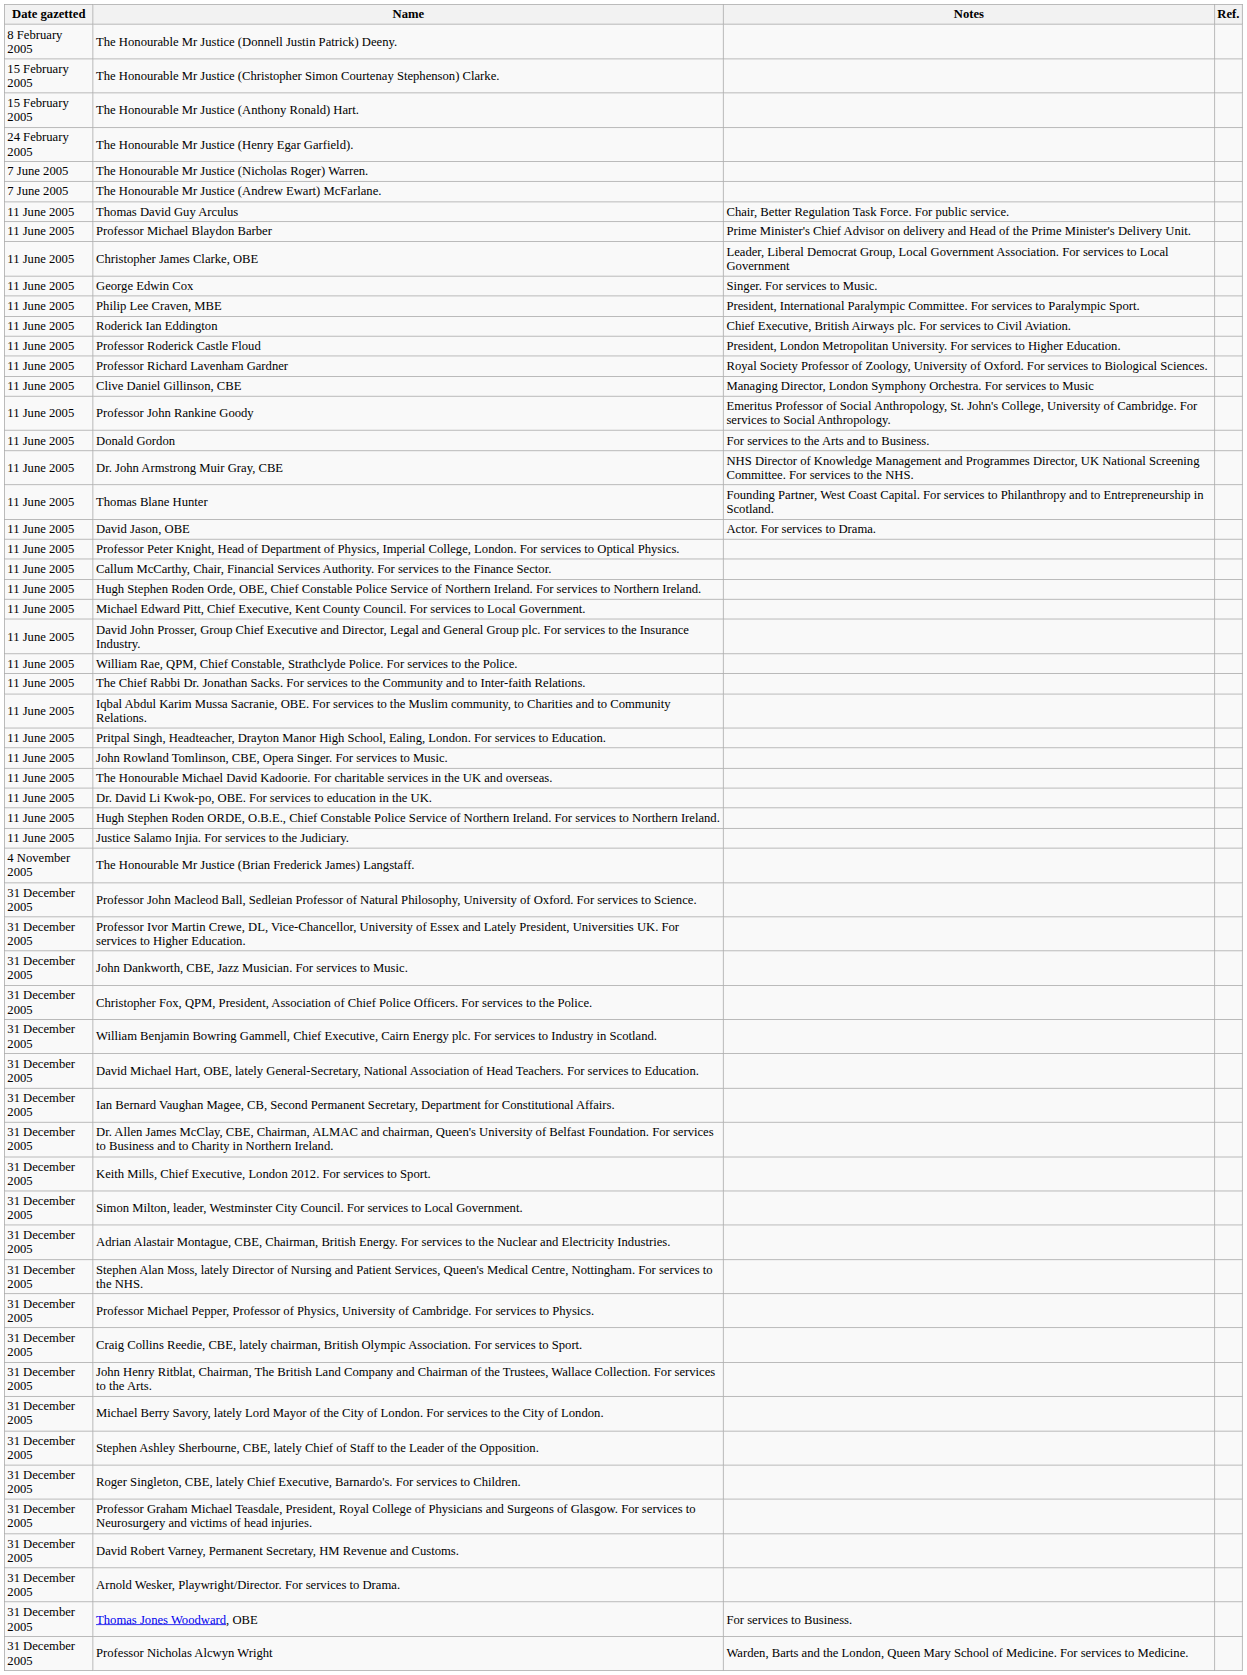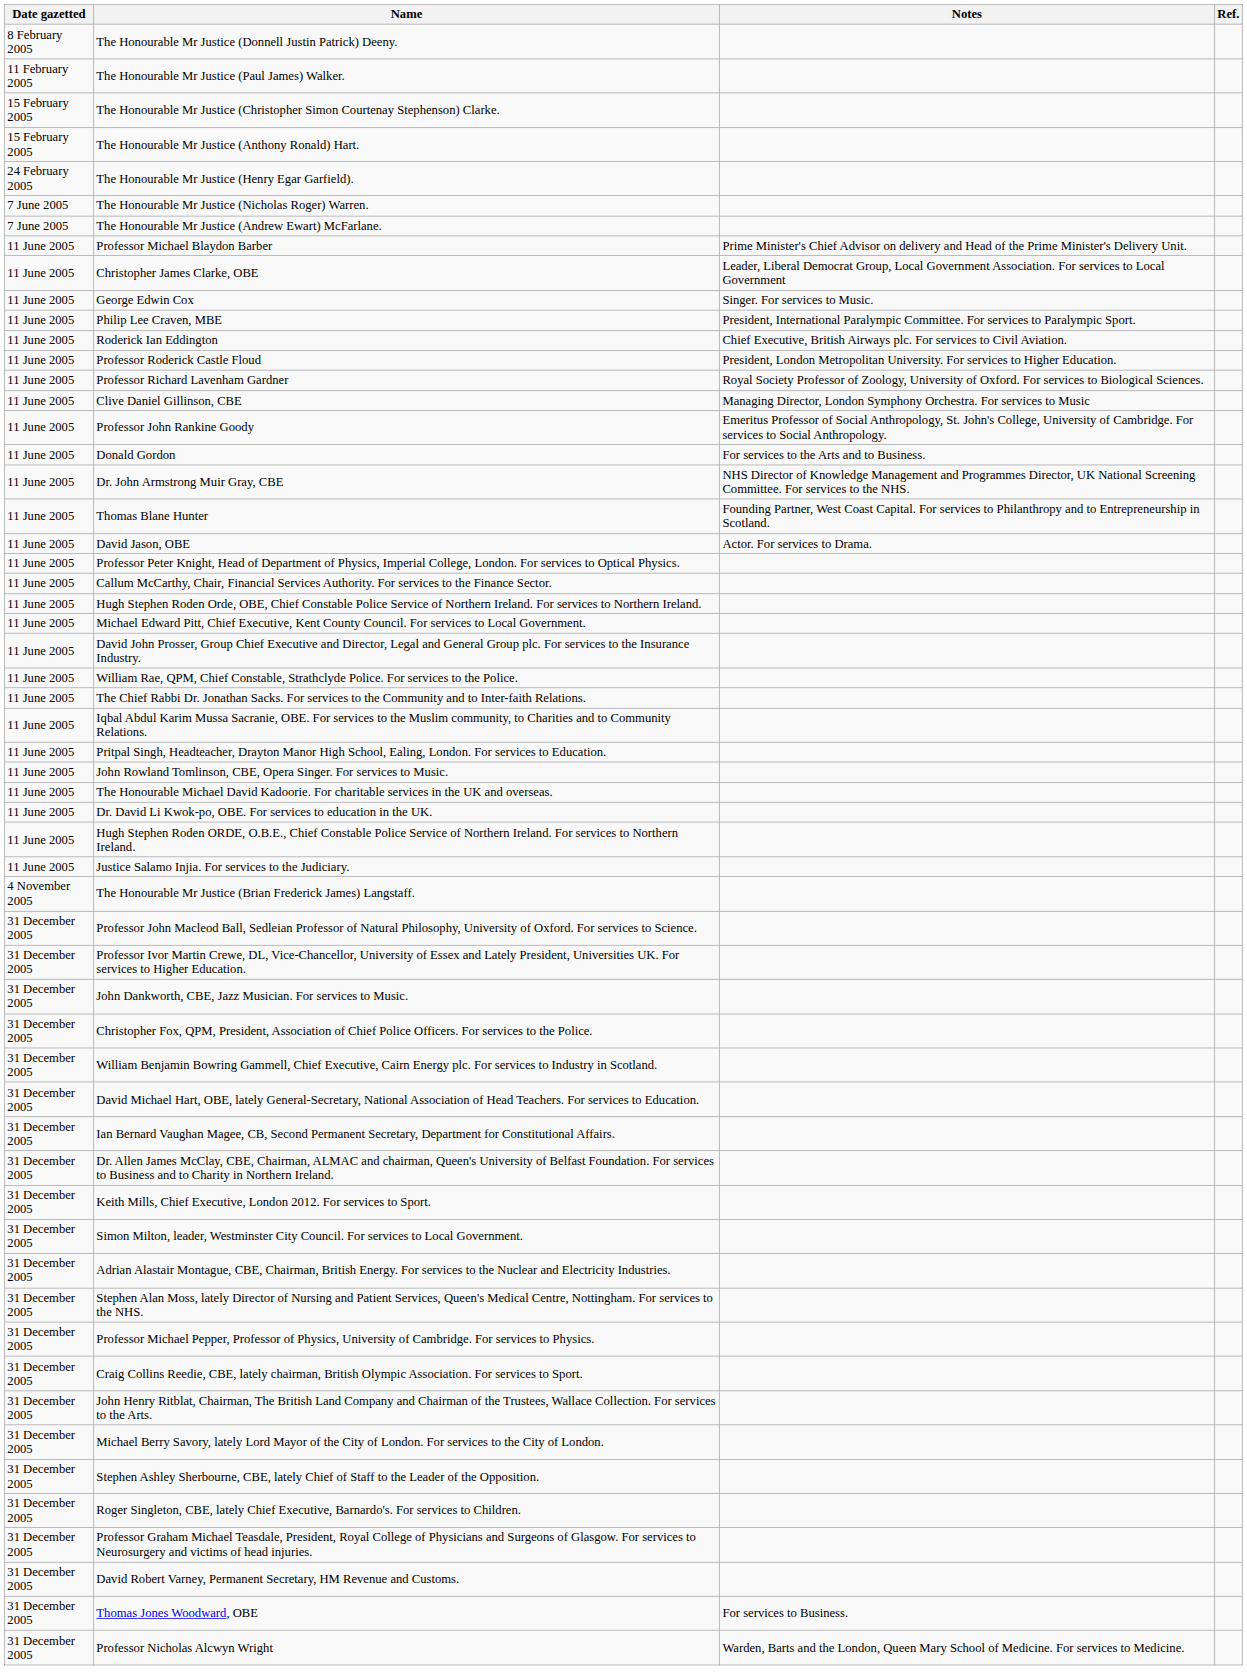+ row: (221, 75)
- row: (167, 211)
- row: (248, 1585)
